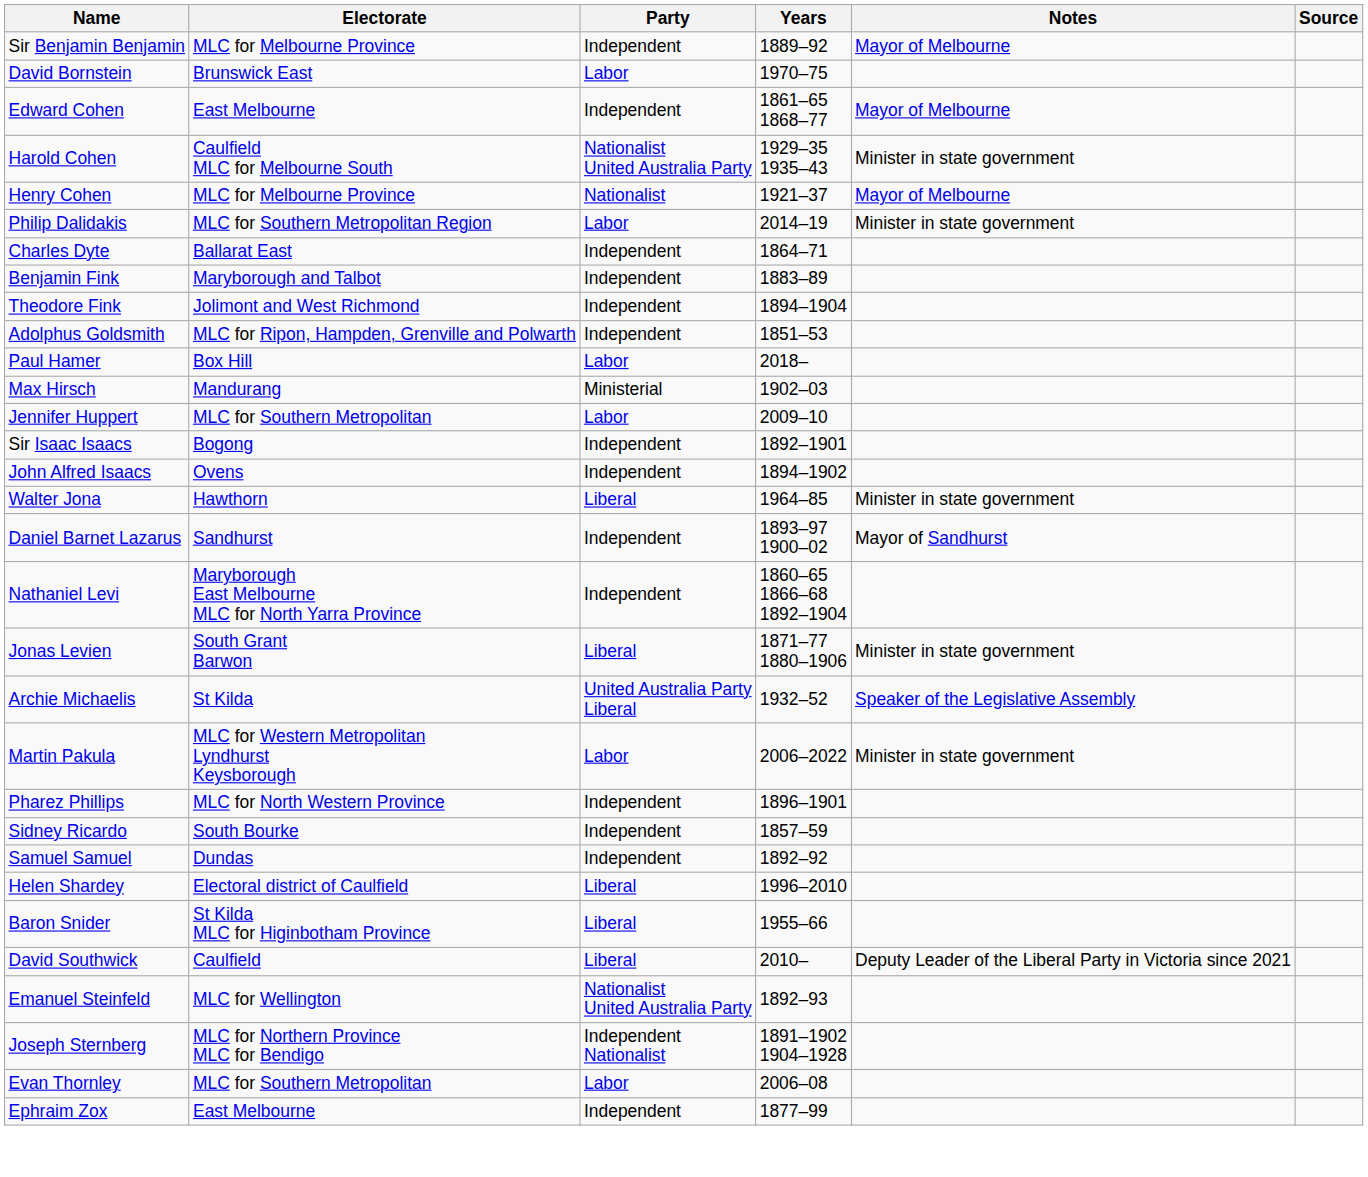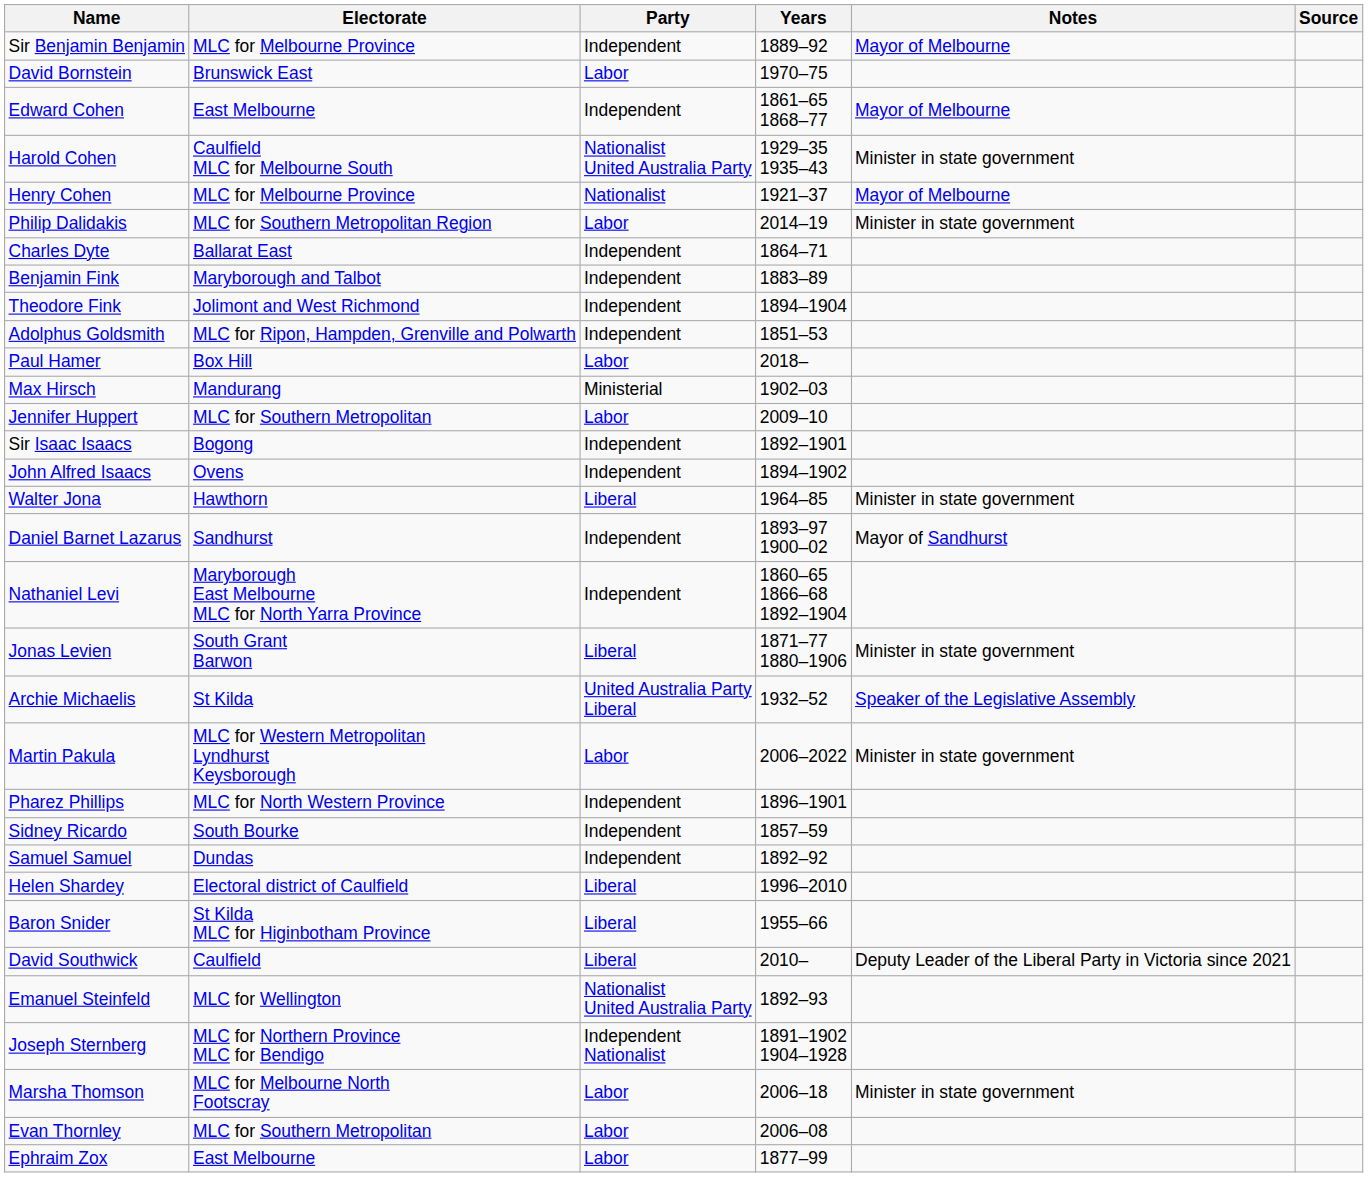+ row: (76, 1093)
(632, 1111) Independent -> (606, 1158) Labor
